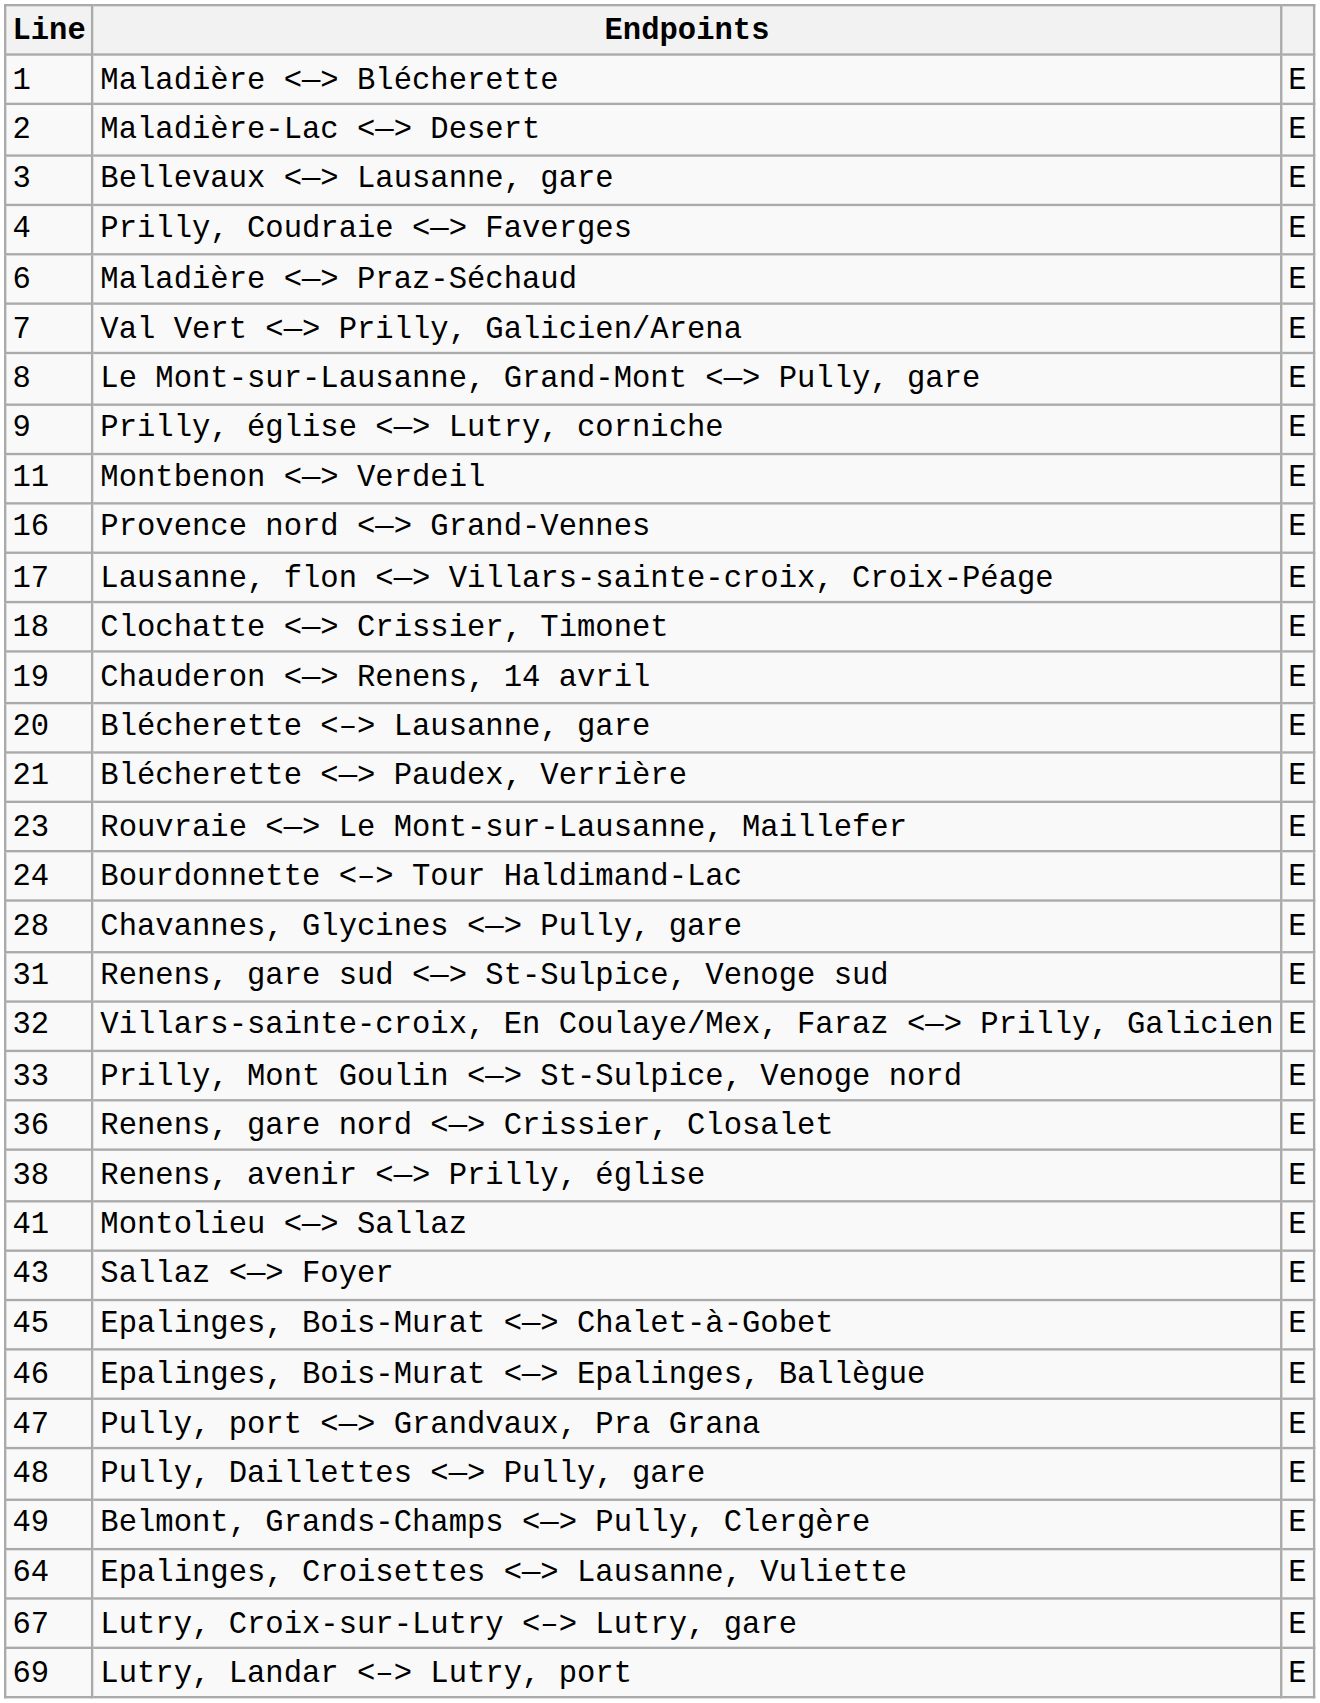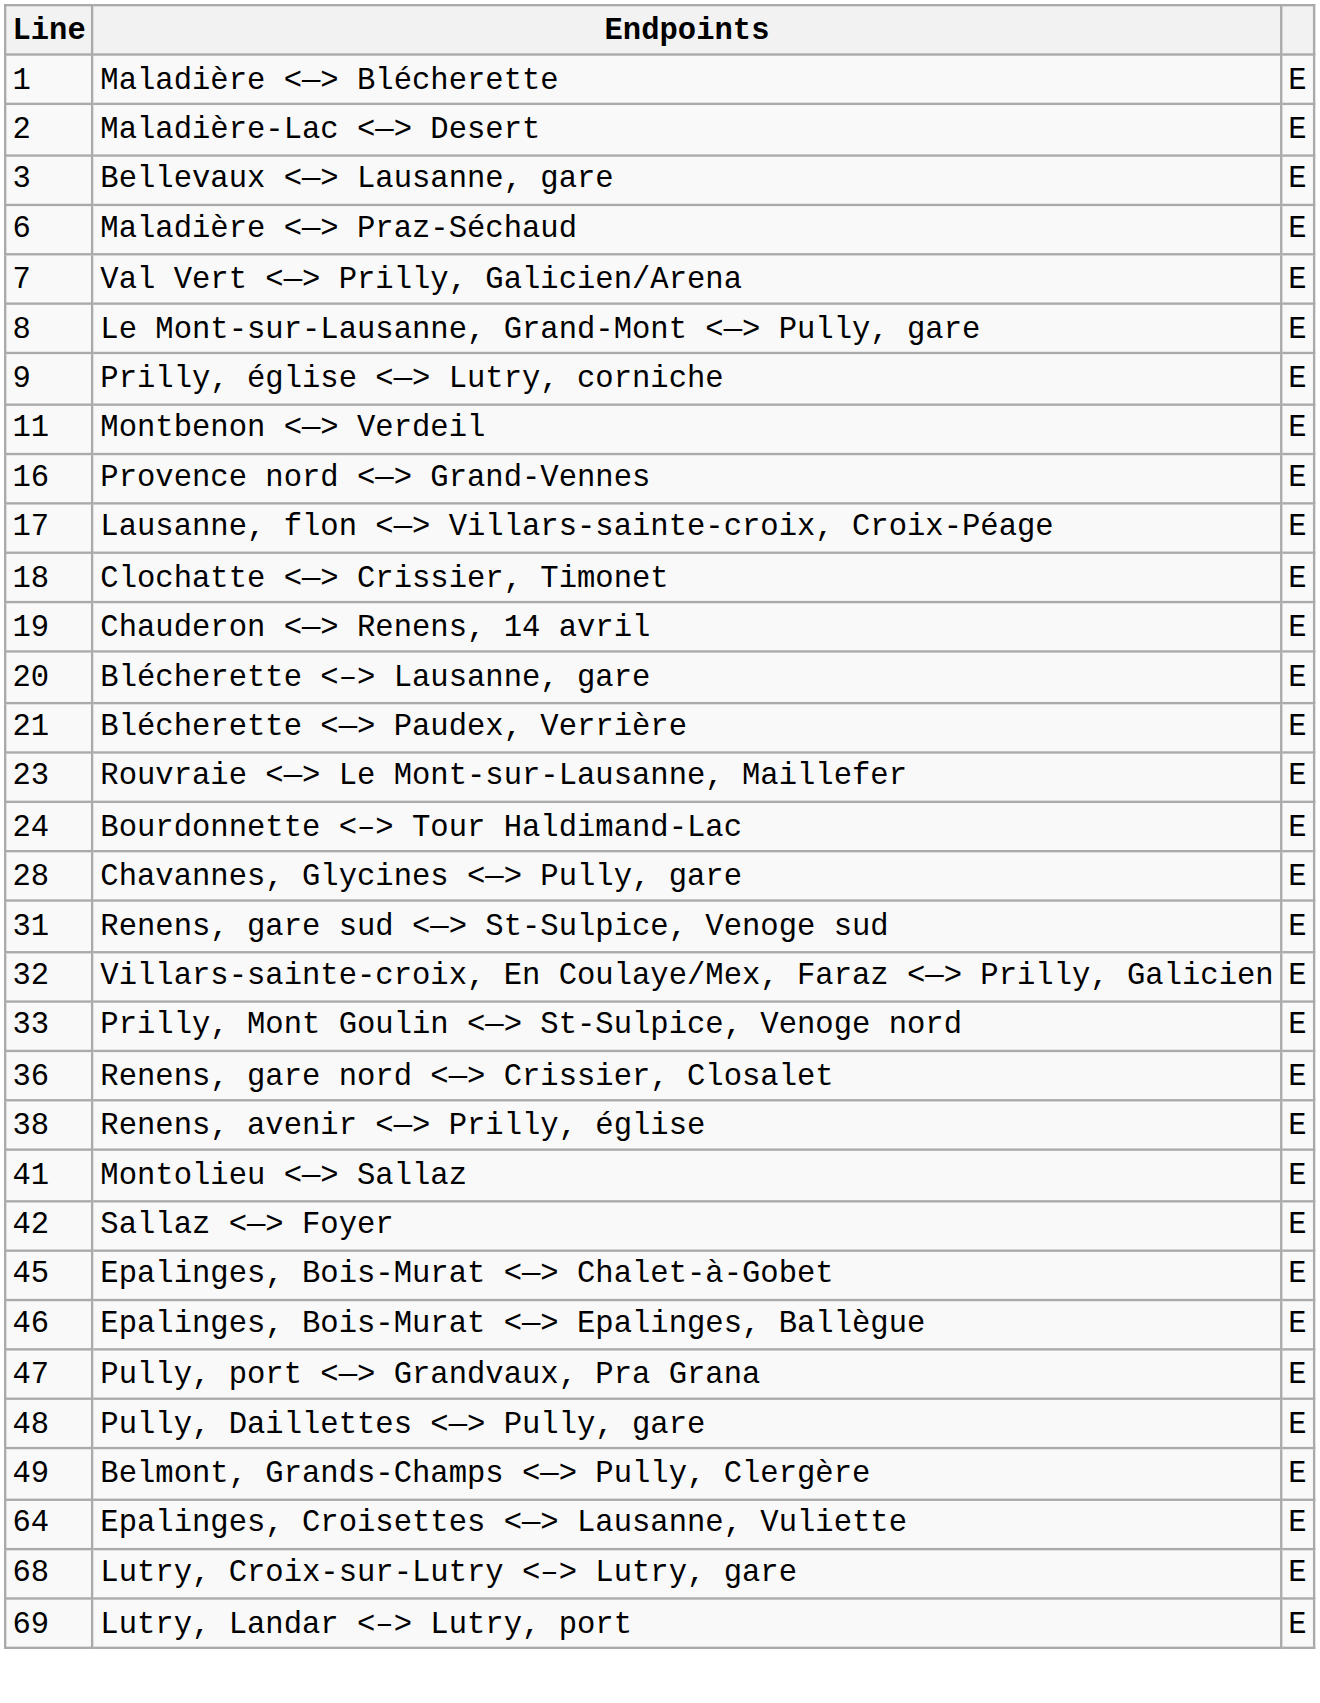- row: (366, 229)
(31, 1275) 43 -> (31, 1225) 42
(31, 1623) 67 -> (31, 1574) 68
